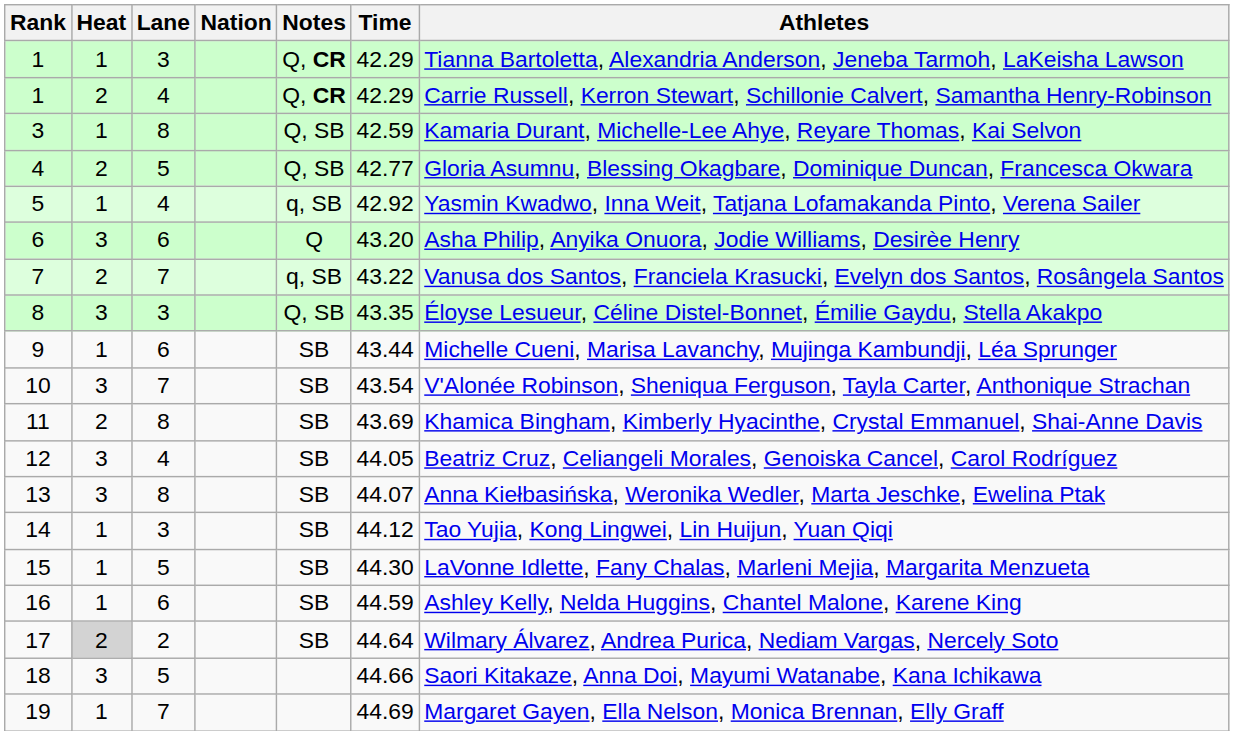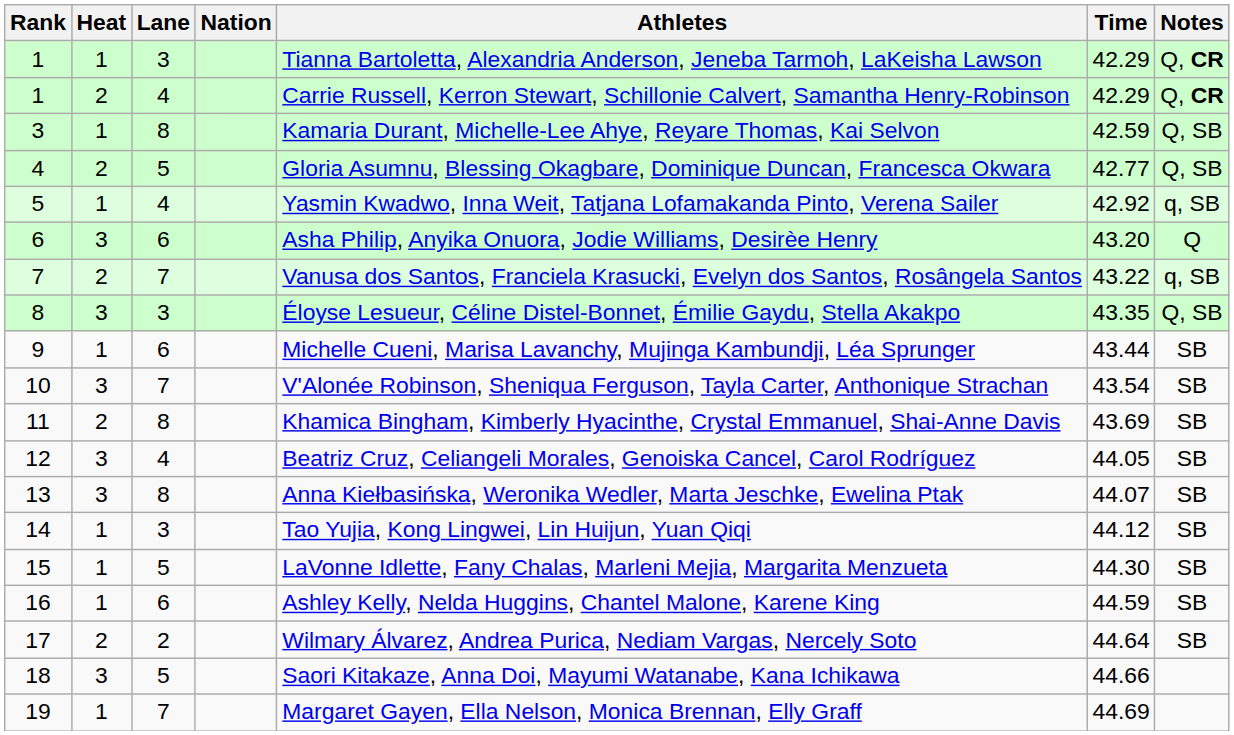columns swapped: (824, 22) <-> (314, 22)
(101, 639) lightgrey background -> (101, 639) no background
